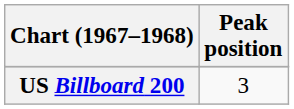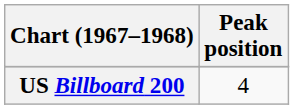(243, 85) 3 -> (243, 85) 4
